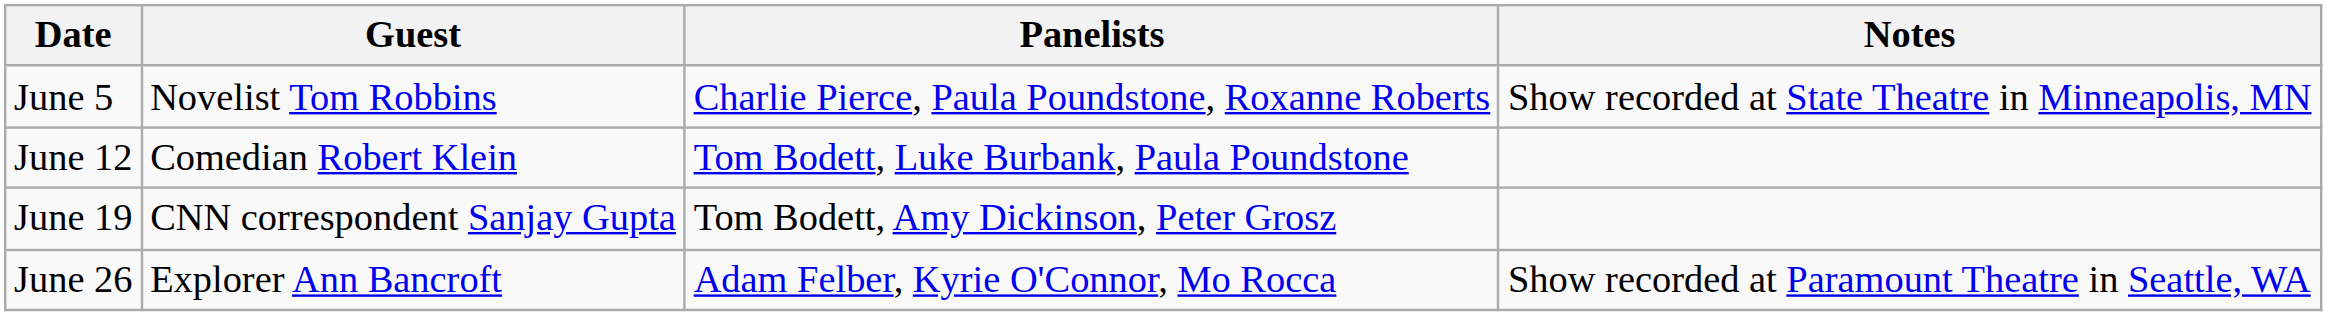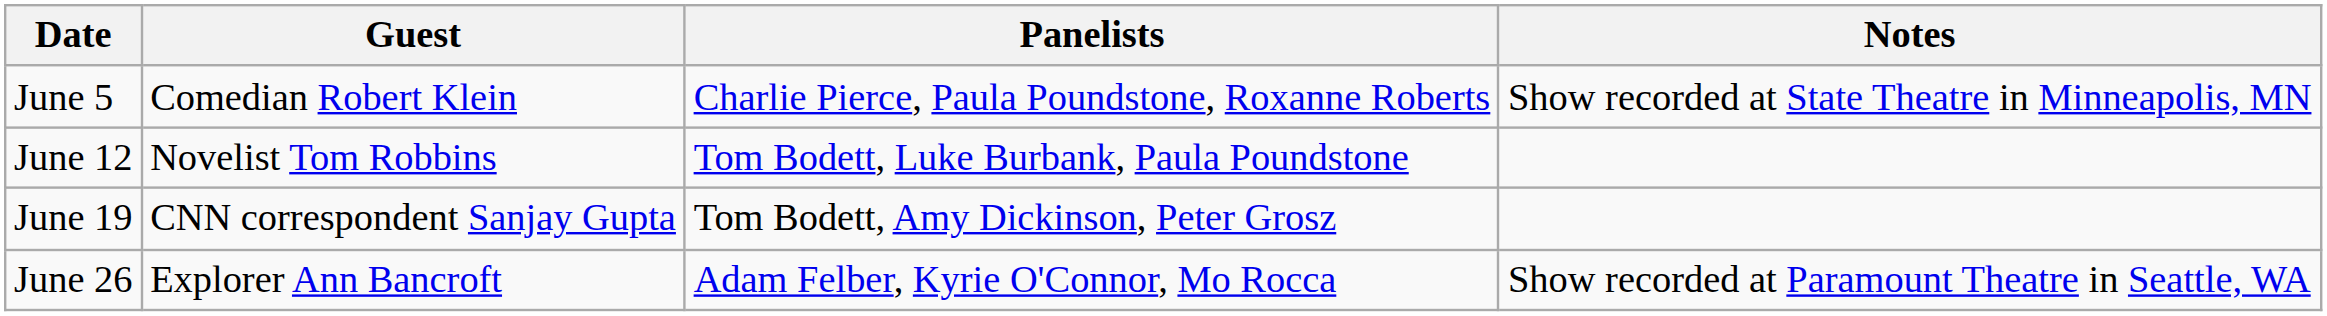(323, 95) Novelist Tom Robbins -> (334, 95) Comedian Robert Klein
(334, 156) Comedian Robert Klein -> (323, 156) Novelist Tom Robbins
